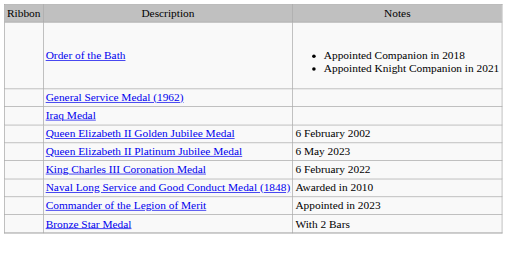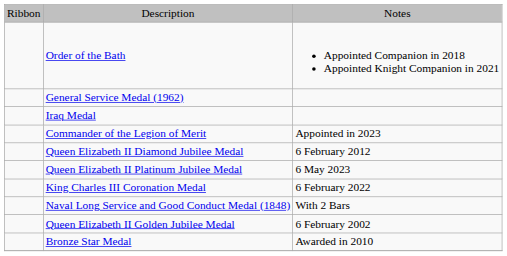rows swapped: (140, 133) <-> (126, 205)
+ row: (145, 151)
(334, 187) Awarded in 2010 -> (323, 205) With 2 Bars
(323, 223) With 2 Bars -> (334, 241) Awarded in 2010
